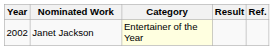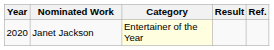(17, 32) 2002 -> (17, 32) 2020
